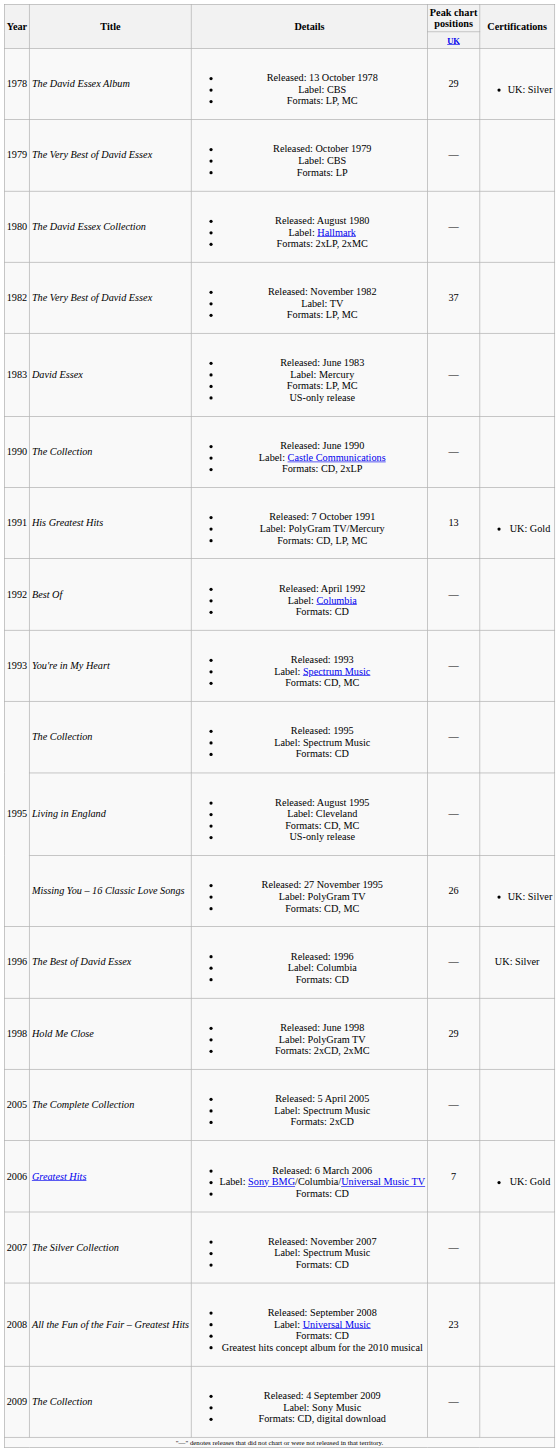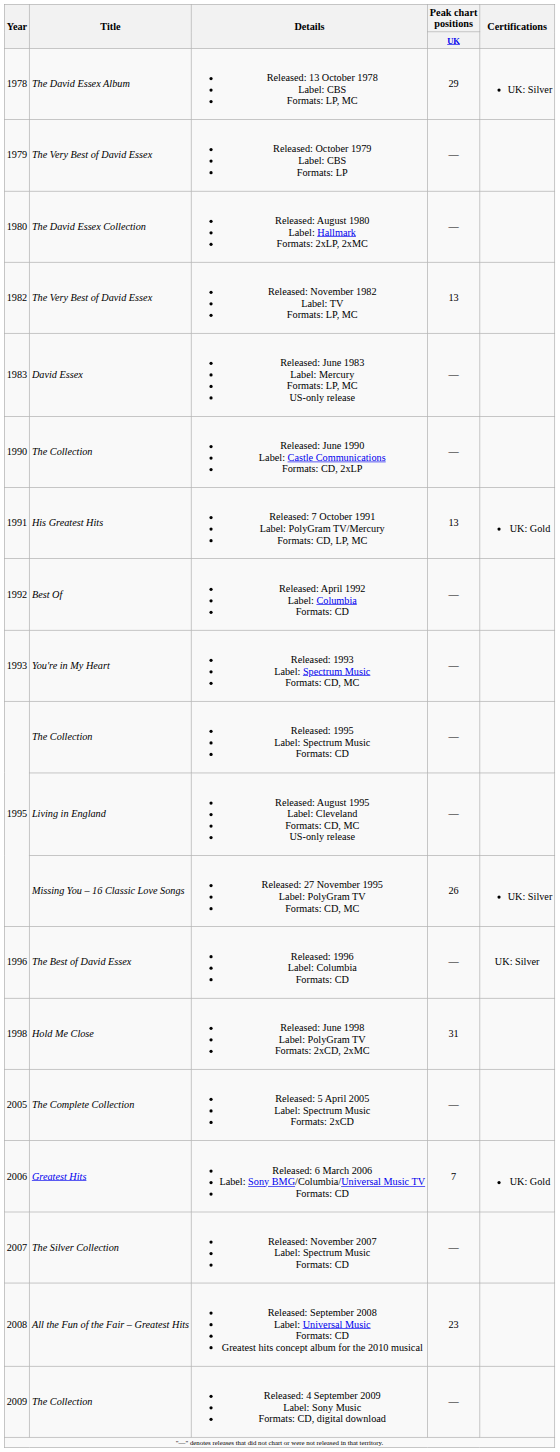(454, 297) 37 -> (454, 297) 13
(454, 1033) 29 -> (454, 1033) 31
